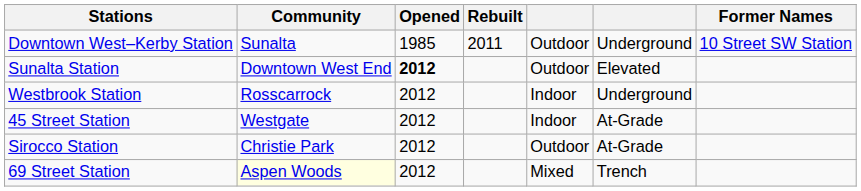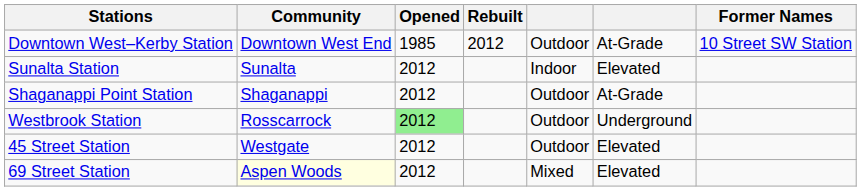(268, 43) Sunalta -> (316, 43) Downtown West End
(485, 43) 2011 -> (486, 43) 2012
(644, 43) Underground -> (630, 43) At-Grade
(316, 69) Downtown West End -> (268, 69) Sunalta
(417, 69) bold -> (417, 69) normal
(560, 69) Outdoor -> (553, 69) Indoor
+ row: (100, 95)
(417, 95) no background -> (417, 120) lightgreen background
(553, 95) Indoor -> (560, 120) Outdoor
(553, 120) Indoor -> (560, 146) Outdoor
(630, 120) At-Grade -> (629, 146) Elevated
- row: (63, 146)
(622, 172) Trench -> (629, 172) Elevated
